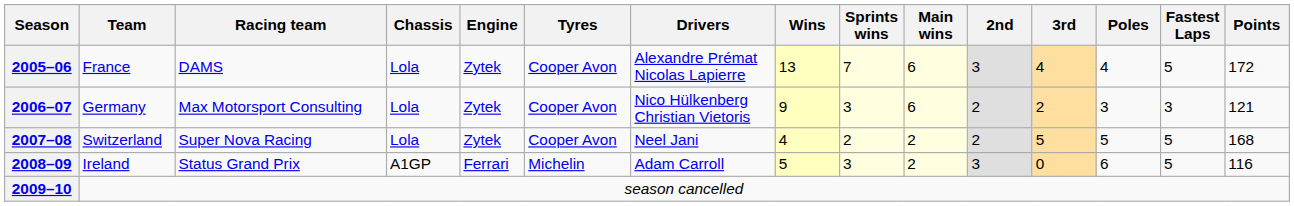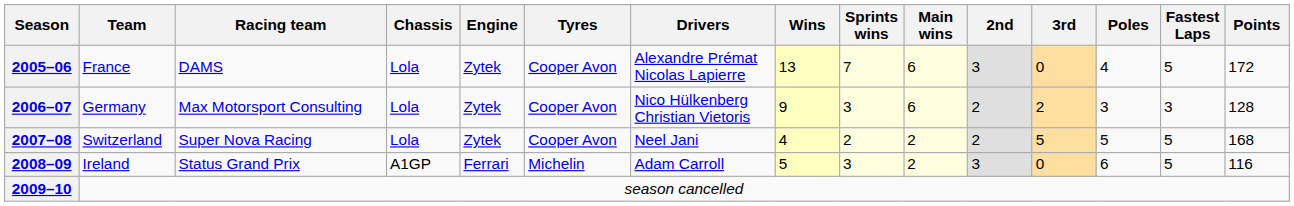(1040, 66) 4 -> (1040, 66) 0
(1241, 107) 121 -> (1241, 107) 128
